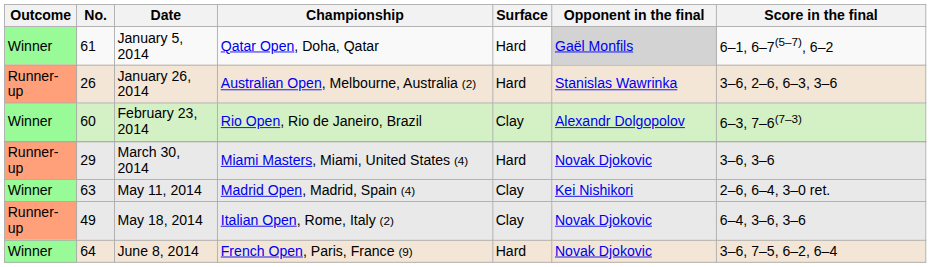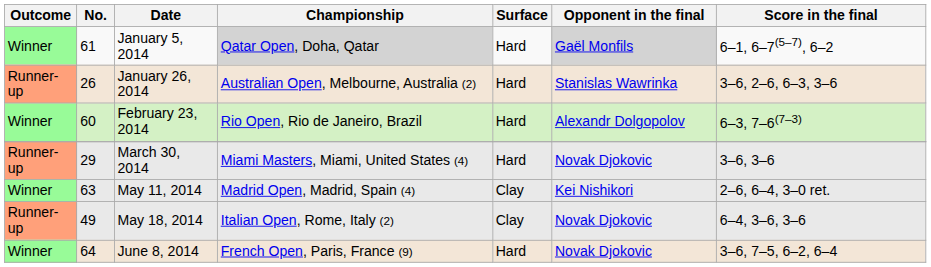(300, 45) no background -> (300, 45) lightgrey background
(510, 122) Clay -> (511, 122) Hard
